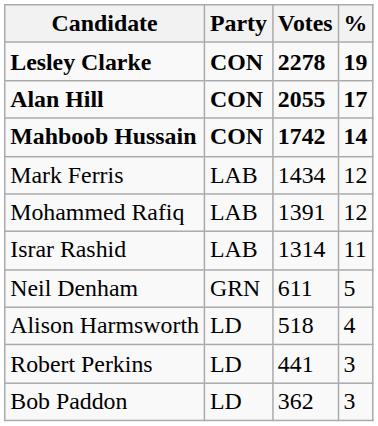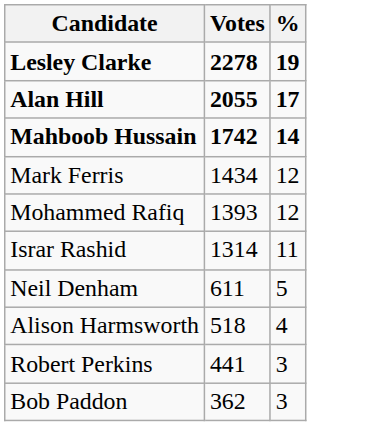- column: (238, 23)
(302, 212) 1391 -> (234, 212) 1393
